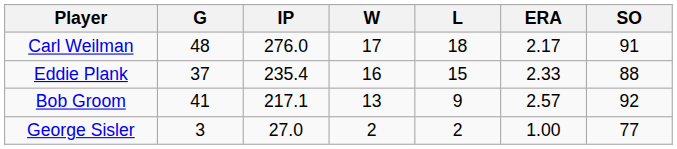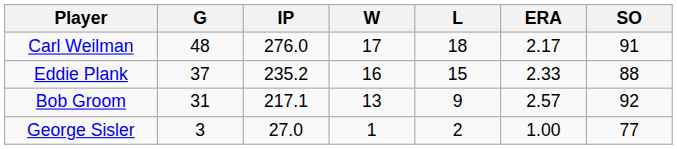(286, 74) 235.4 -> (286, 74) 235.2
(200, 102) 41 -> (200, 102) 31
(372, 130) 2 -> (372, 130) 1
